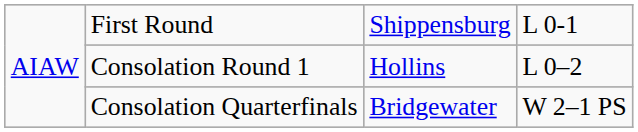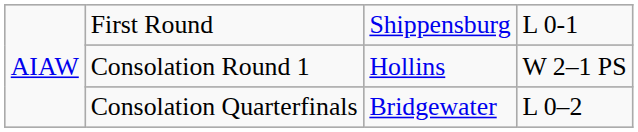(552, 65) L 0–2 -> (575, 65) W 2–1 PS
(575, 106) W 2–1 PS -> (552, 106) L 0–2
